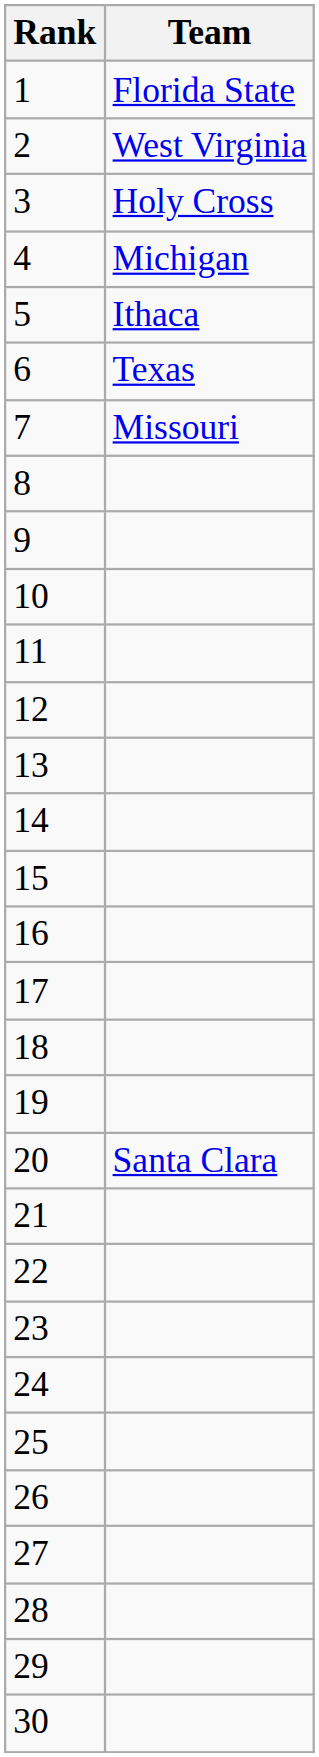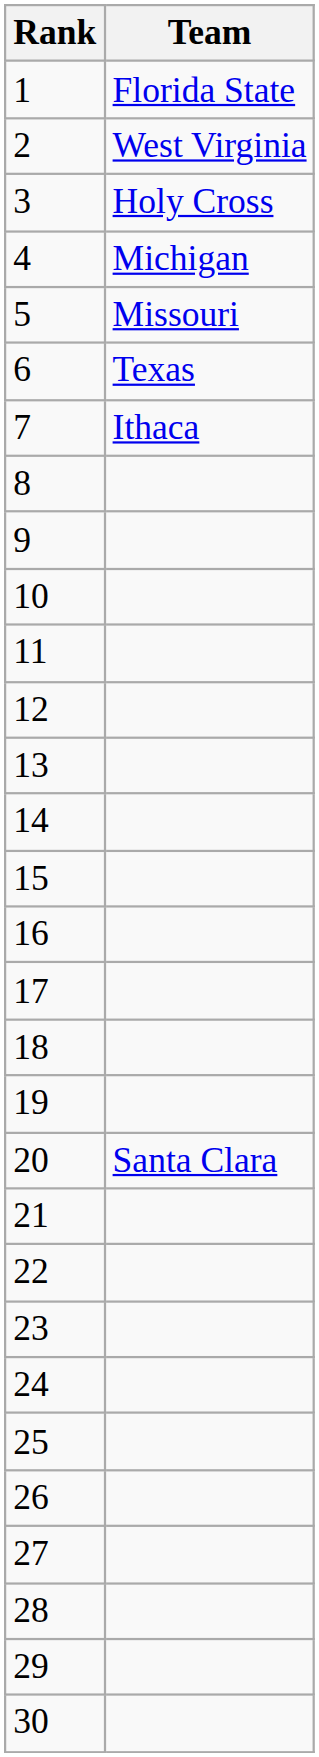(156, 314) Ithaca -> (176, 314) Missouri
(176, 426) Missouri -> (156, 426) Ithaca
